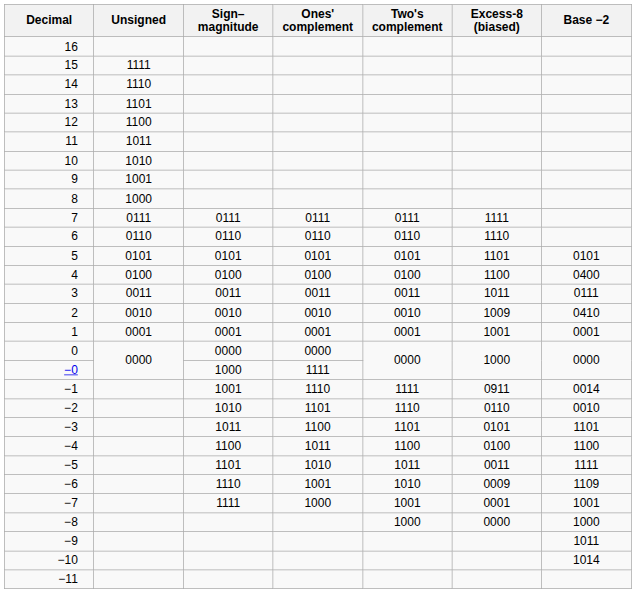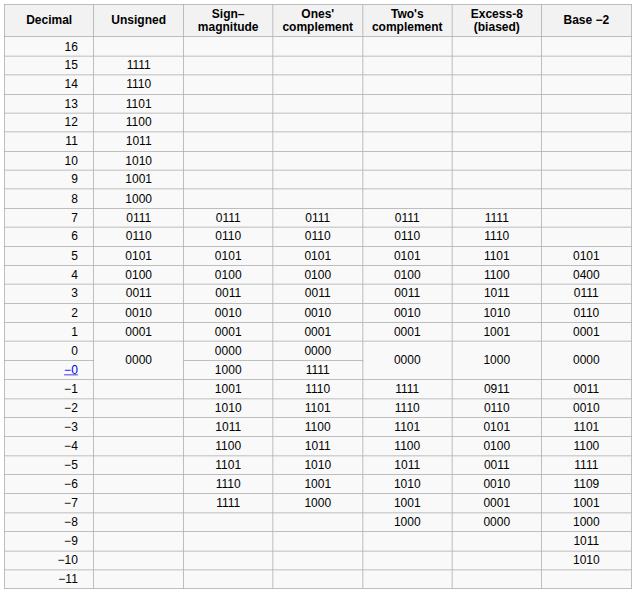(497, 312) 1009 -> (497, 312) 1010
(586, 312) 0410 -> (586, 312) 0110
(586, 389) 0014 -> (586, 389) 0011
(497, 484) 0009 -> (497, 484) 0010
(586, 560) 1014 -> (586, 560) 1010
